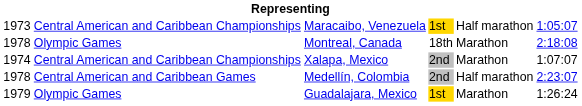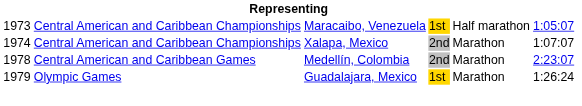- row: (353, 43)
(495, 77) Half marathon -> (479, 60) Marathon
